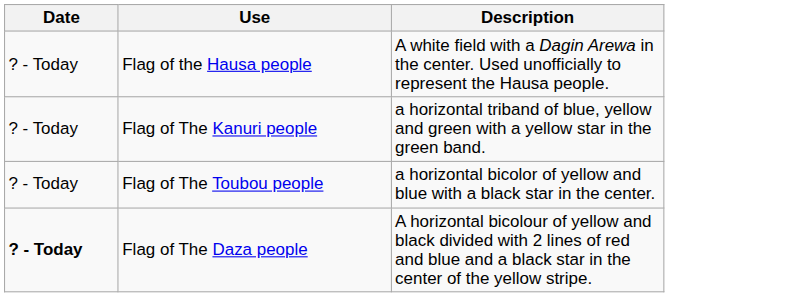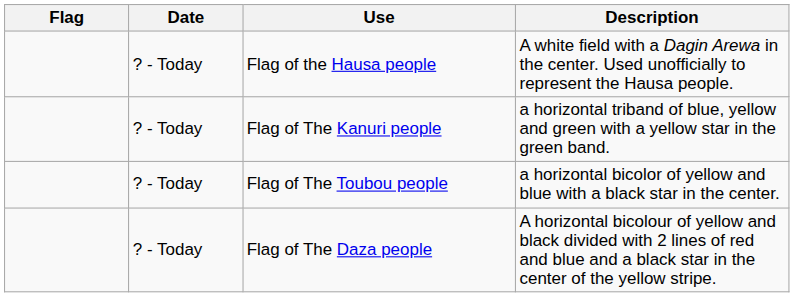+ column: (67, 17)
(45, 249) bold -> (168, 249) normal
